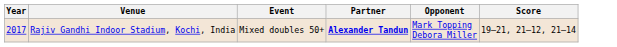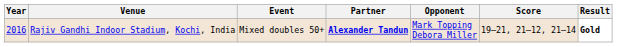+ column: (595, 11)
(16, 30) 2017 -> (16, 30) 2016
